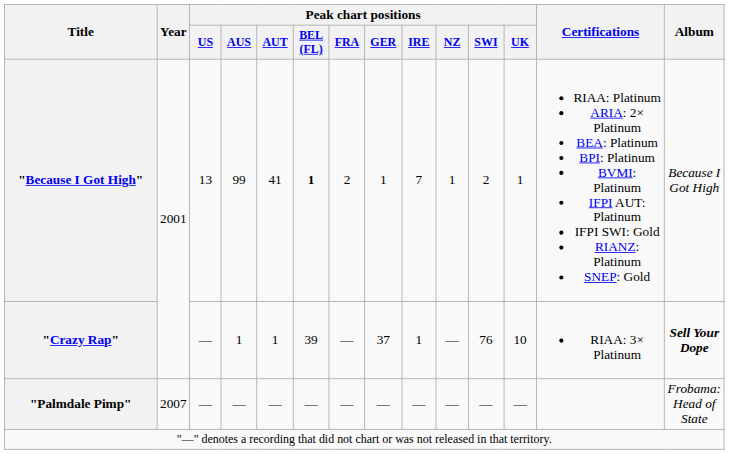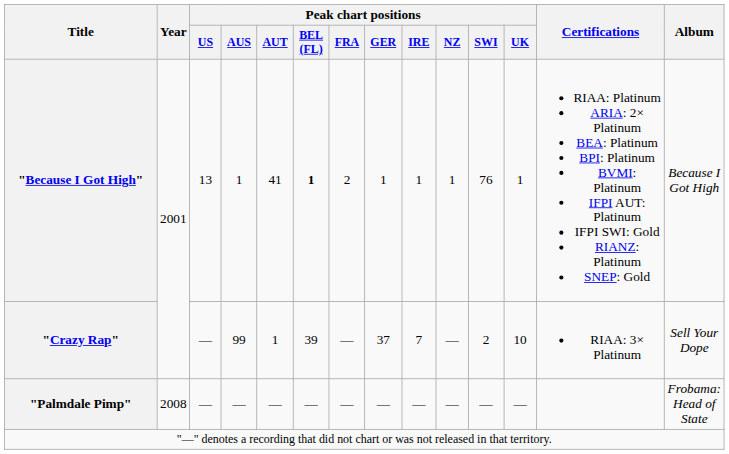(239, 180) 99 -> (239, 180) 1
(419, 180) 7 -> (419, 180) 1
(486, 180) 2 -> (486, 180) 76
(239, 339) 1 -> (239, 339) 99
(419, 339) 1 -> (419, 339) 7
(486, 339) 76 -> (486, 339) 2
(694, 339) bold -> (694, 339) normal
(173, 404) 2007 -> (173, 404) 2008
